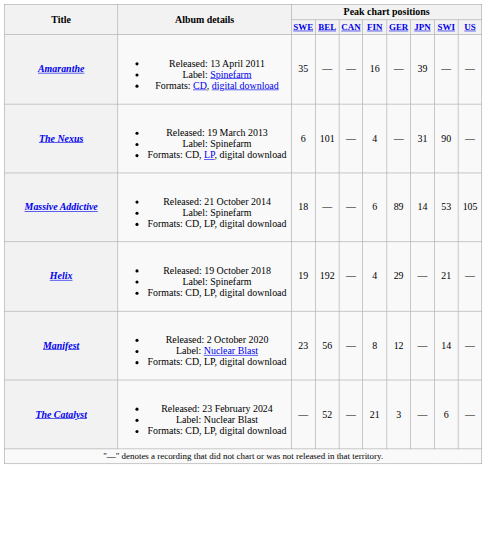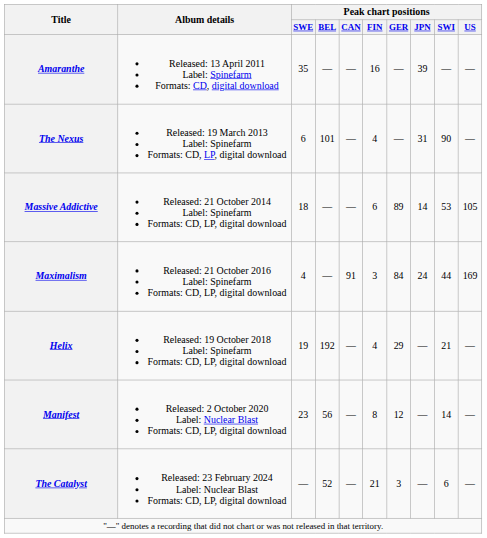+ row: (61, 276)
